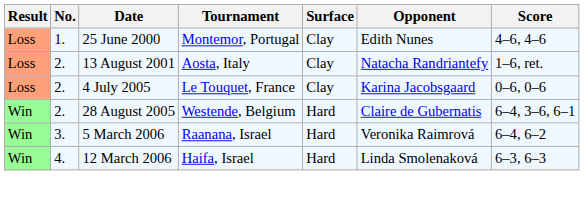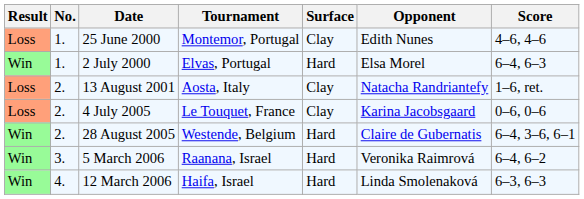+ row: (117, 63)
